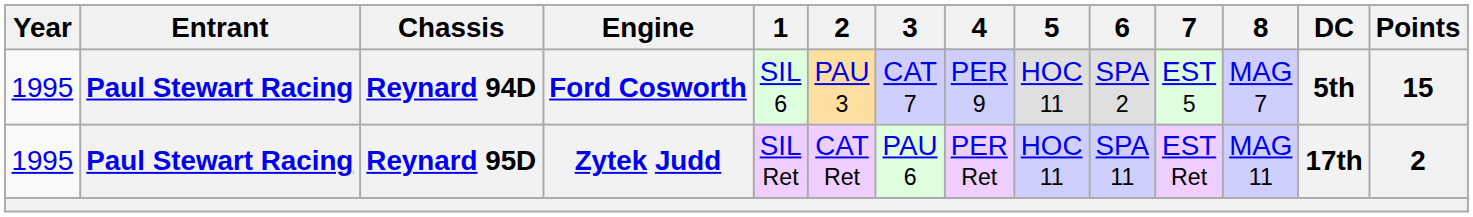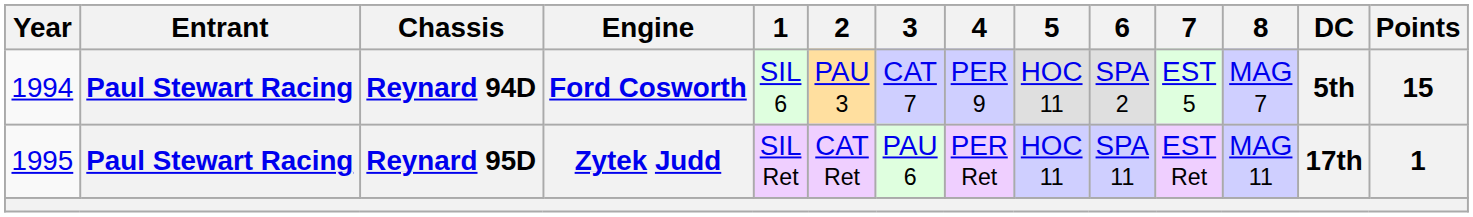(42, 87) 1995 -> (42, 87) 1994
(1418, 161) 2 -> (1418, 161) 1
